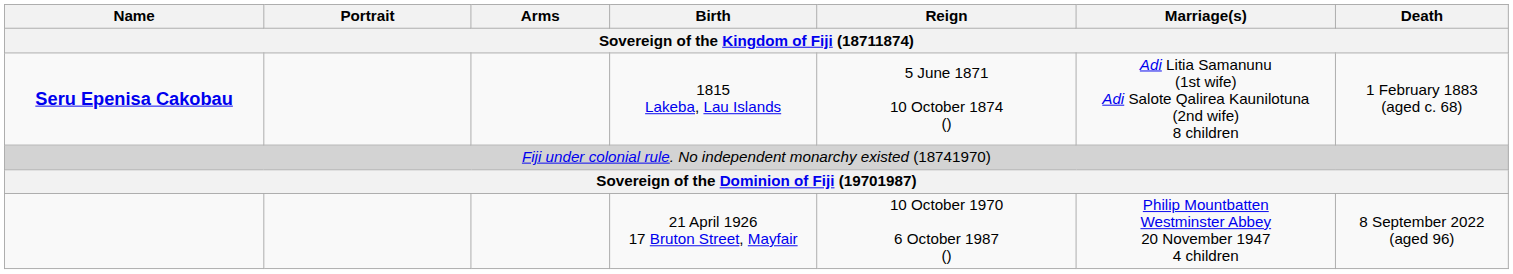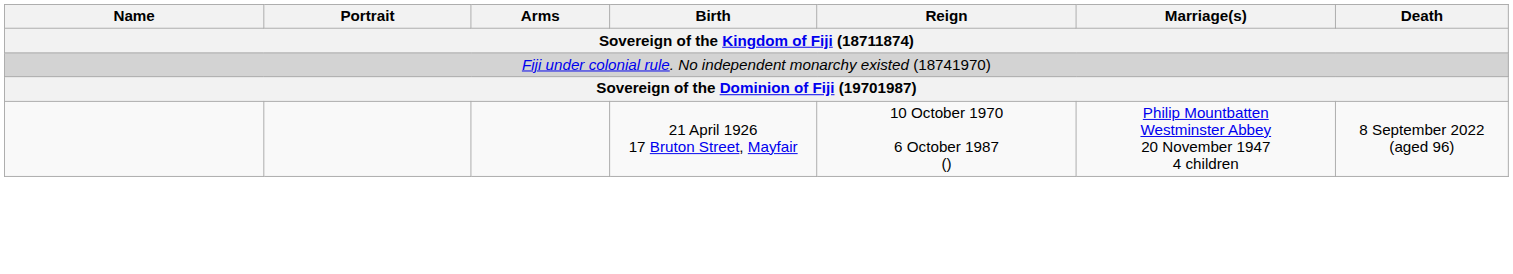- row: (134, 98)
